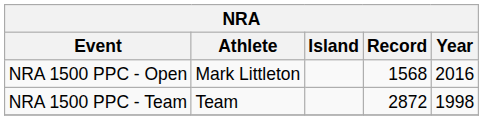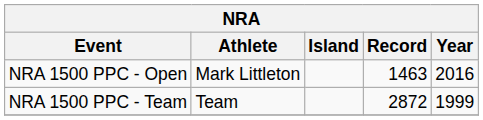(408, 74) 1568 -> (408, 74) 1463
(455, 102) 1998 -> (455, 102) 1999
